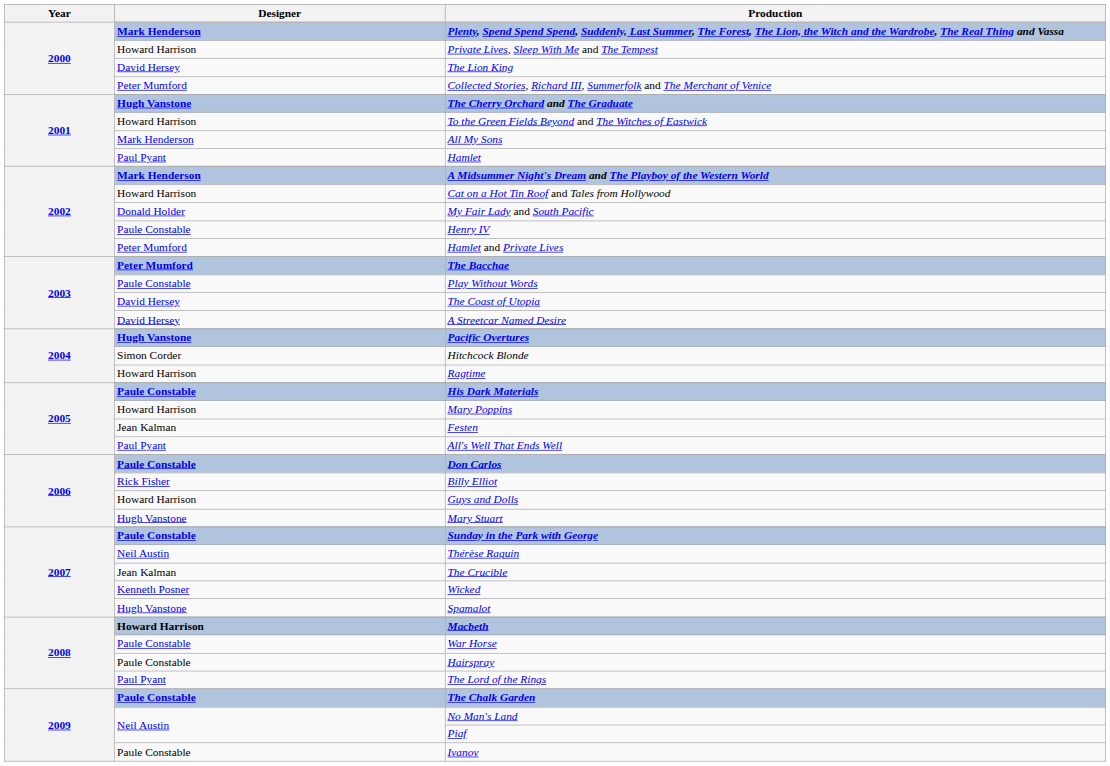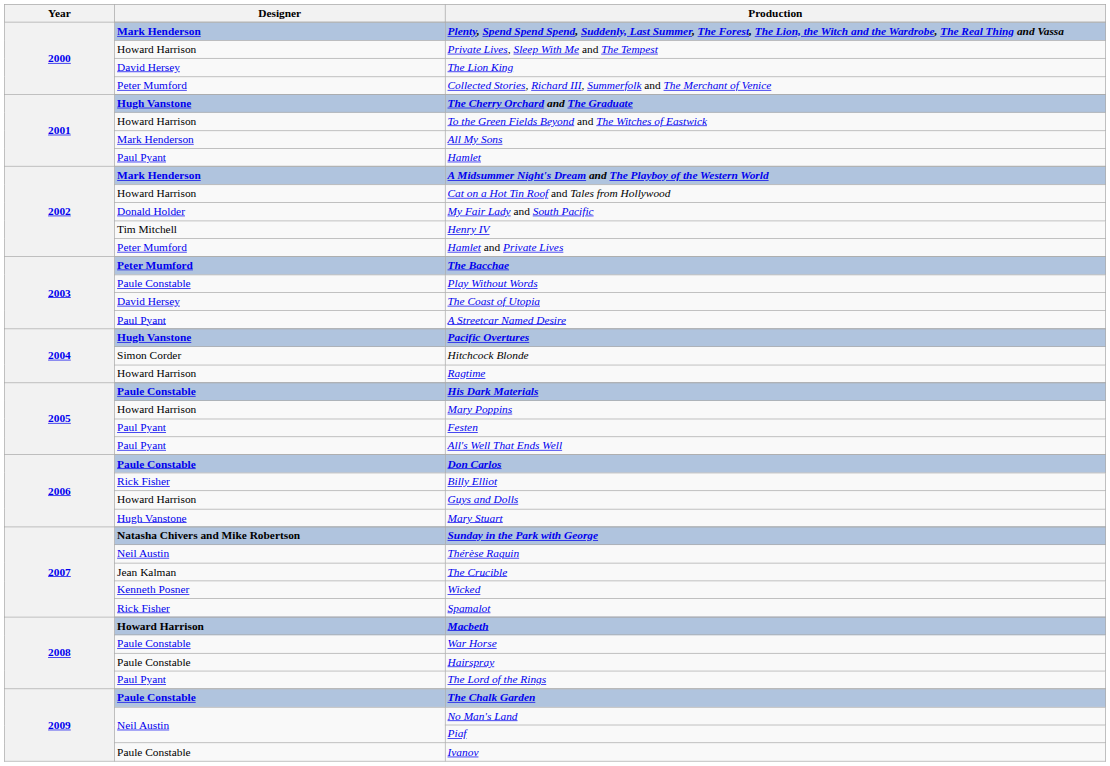(154, 229) Paule Constable -> (147, 229) Tim Mitchell
(149, 319) David Hersey -> (142, 319) Paul Pyant
(147, 427) Jean Kalman -> (142, 427) Paul Pyant
(156, 535) Paule Constable -> (209, 535) Natasha Chivers and Mike Robertson
(152, 608) Hugh Vanstone -> (143, 608) Rick Fisher
